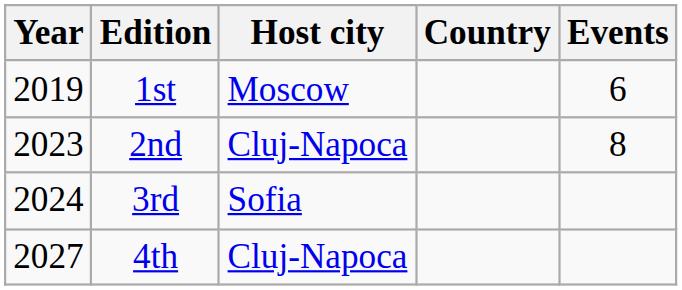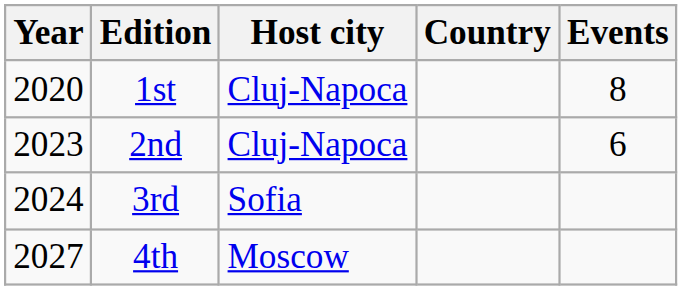(48, 88) 2019 -> (48, 88) 2020
(288, 88) Moscow -> (318, 88) Cluj-Napoca
(618, 88) 6 -> (618, 88) 8
(618, 144) 8 -> (618, 144) 6
(318, 255) Cluj-Napoca -> (288, 255) Moscow
